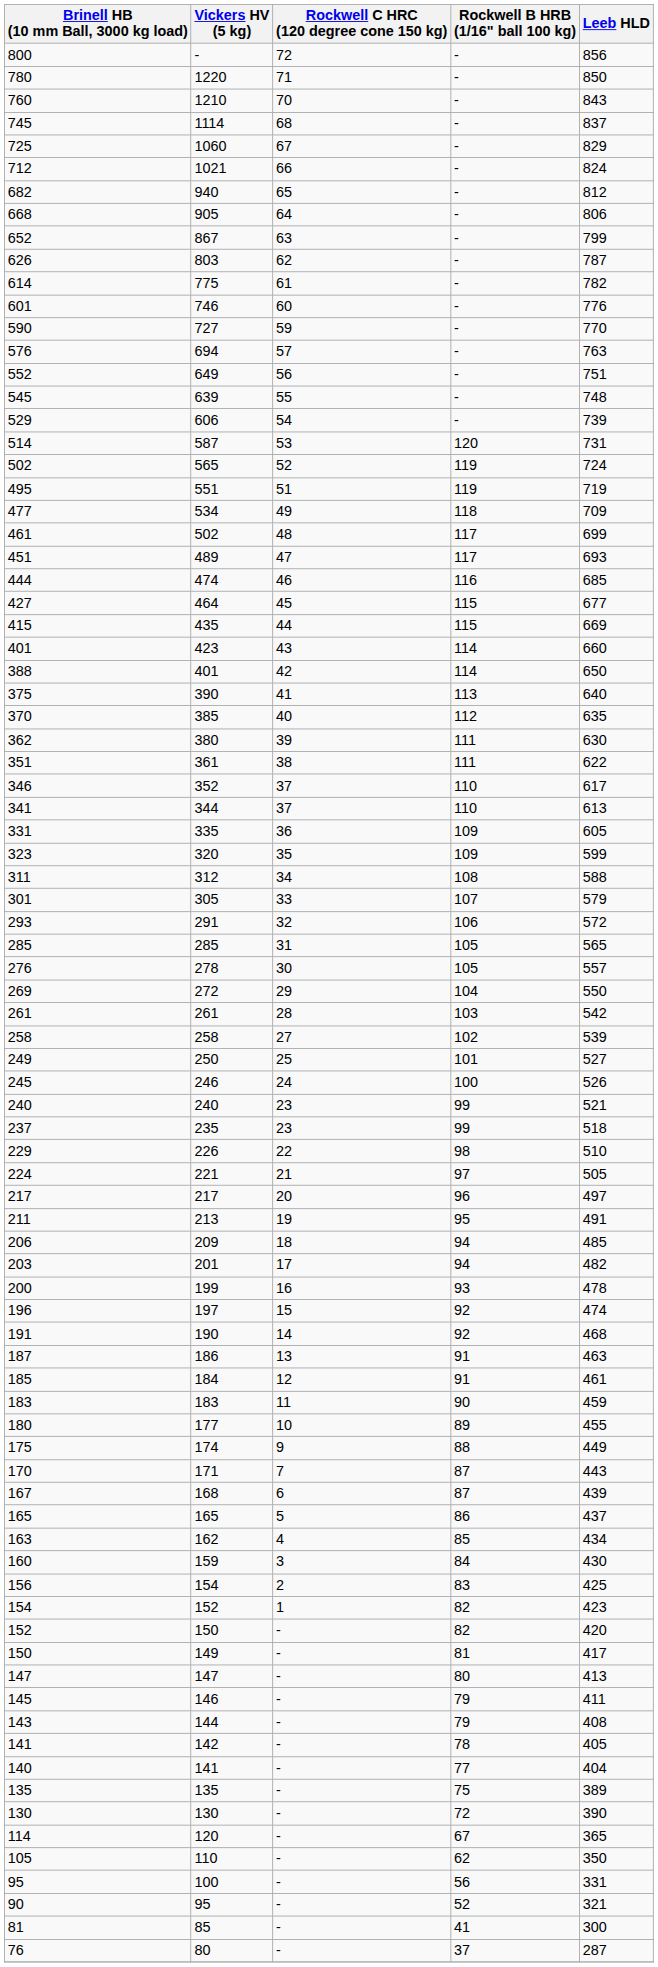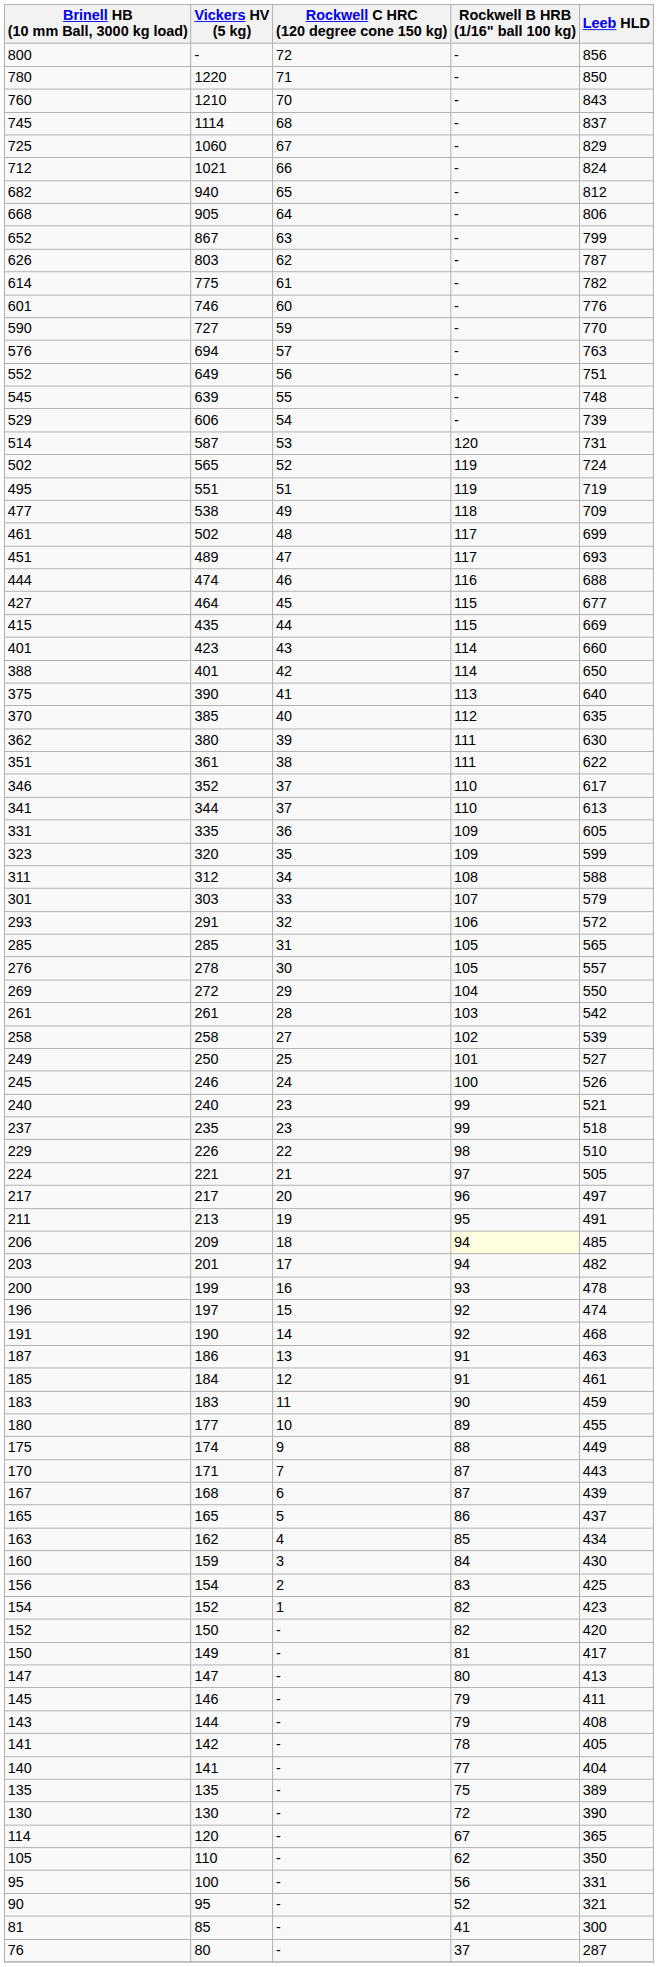(206, 511) 534 -> (206, 511) 538
(595, 580) 685 -> (595, 580) 688
(206, 899) 305 -> (206, 899) 303
(462, 1242) no background -> (462, 1242) lightyellow background
